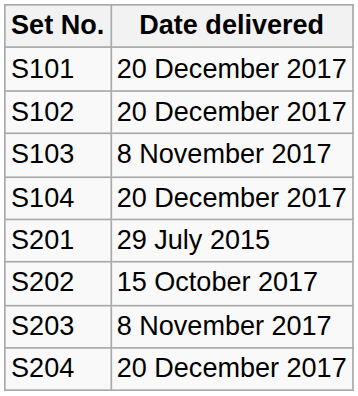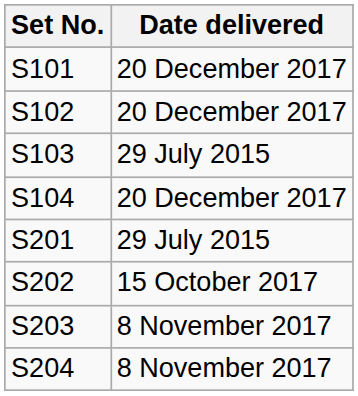(224, 154) 8 November 2017 -> (193, 154) 29 July 2015
(232, 369) 20 December 2017 -> (224, 369) 8 November 2017
